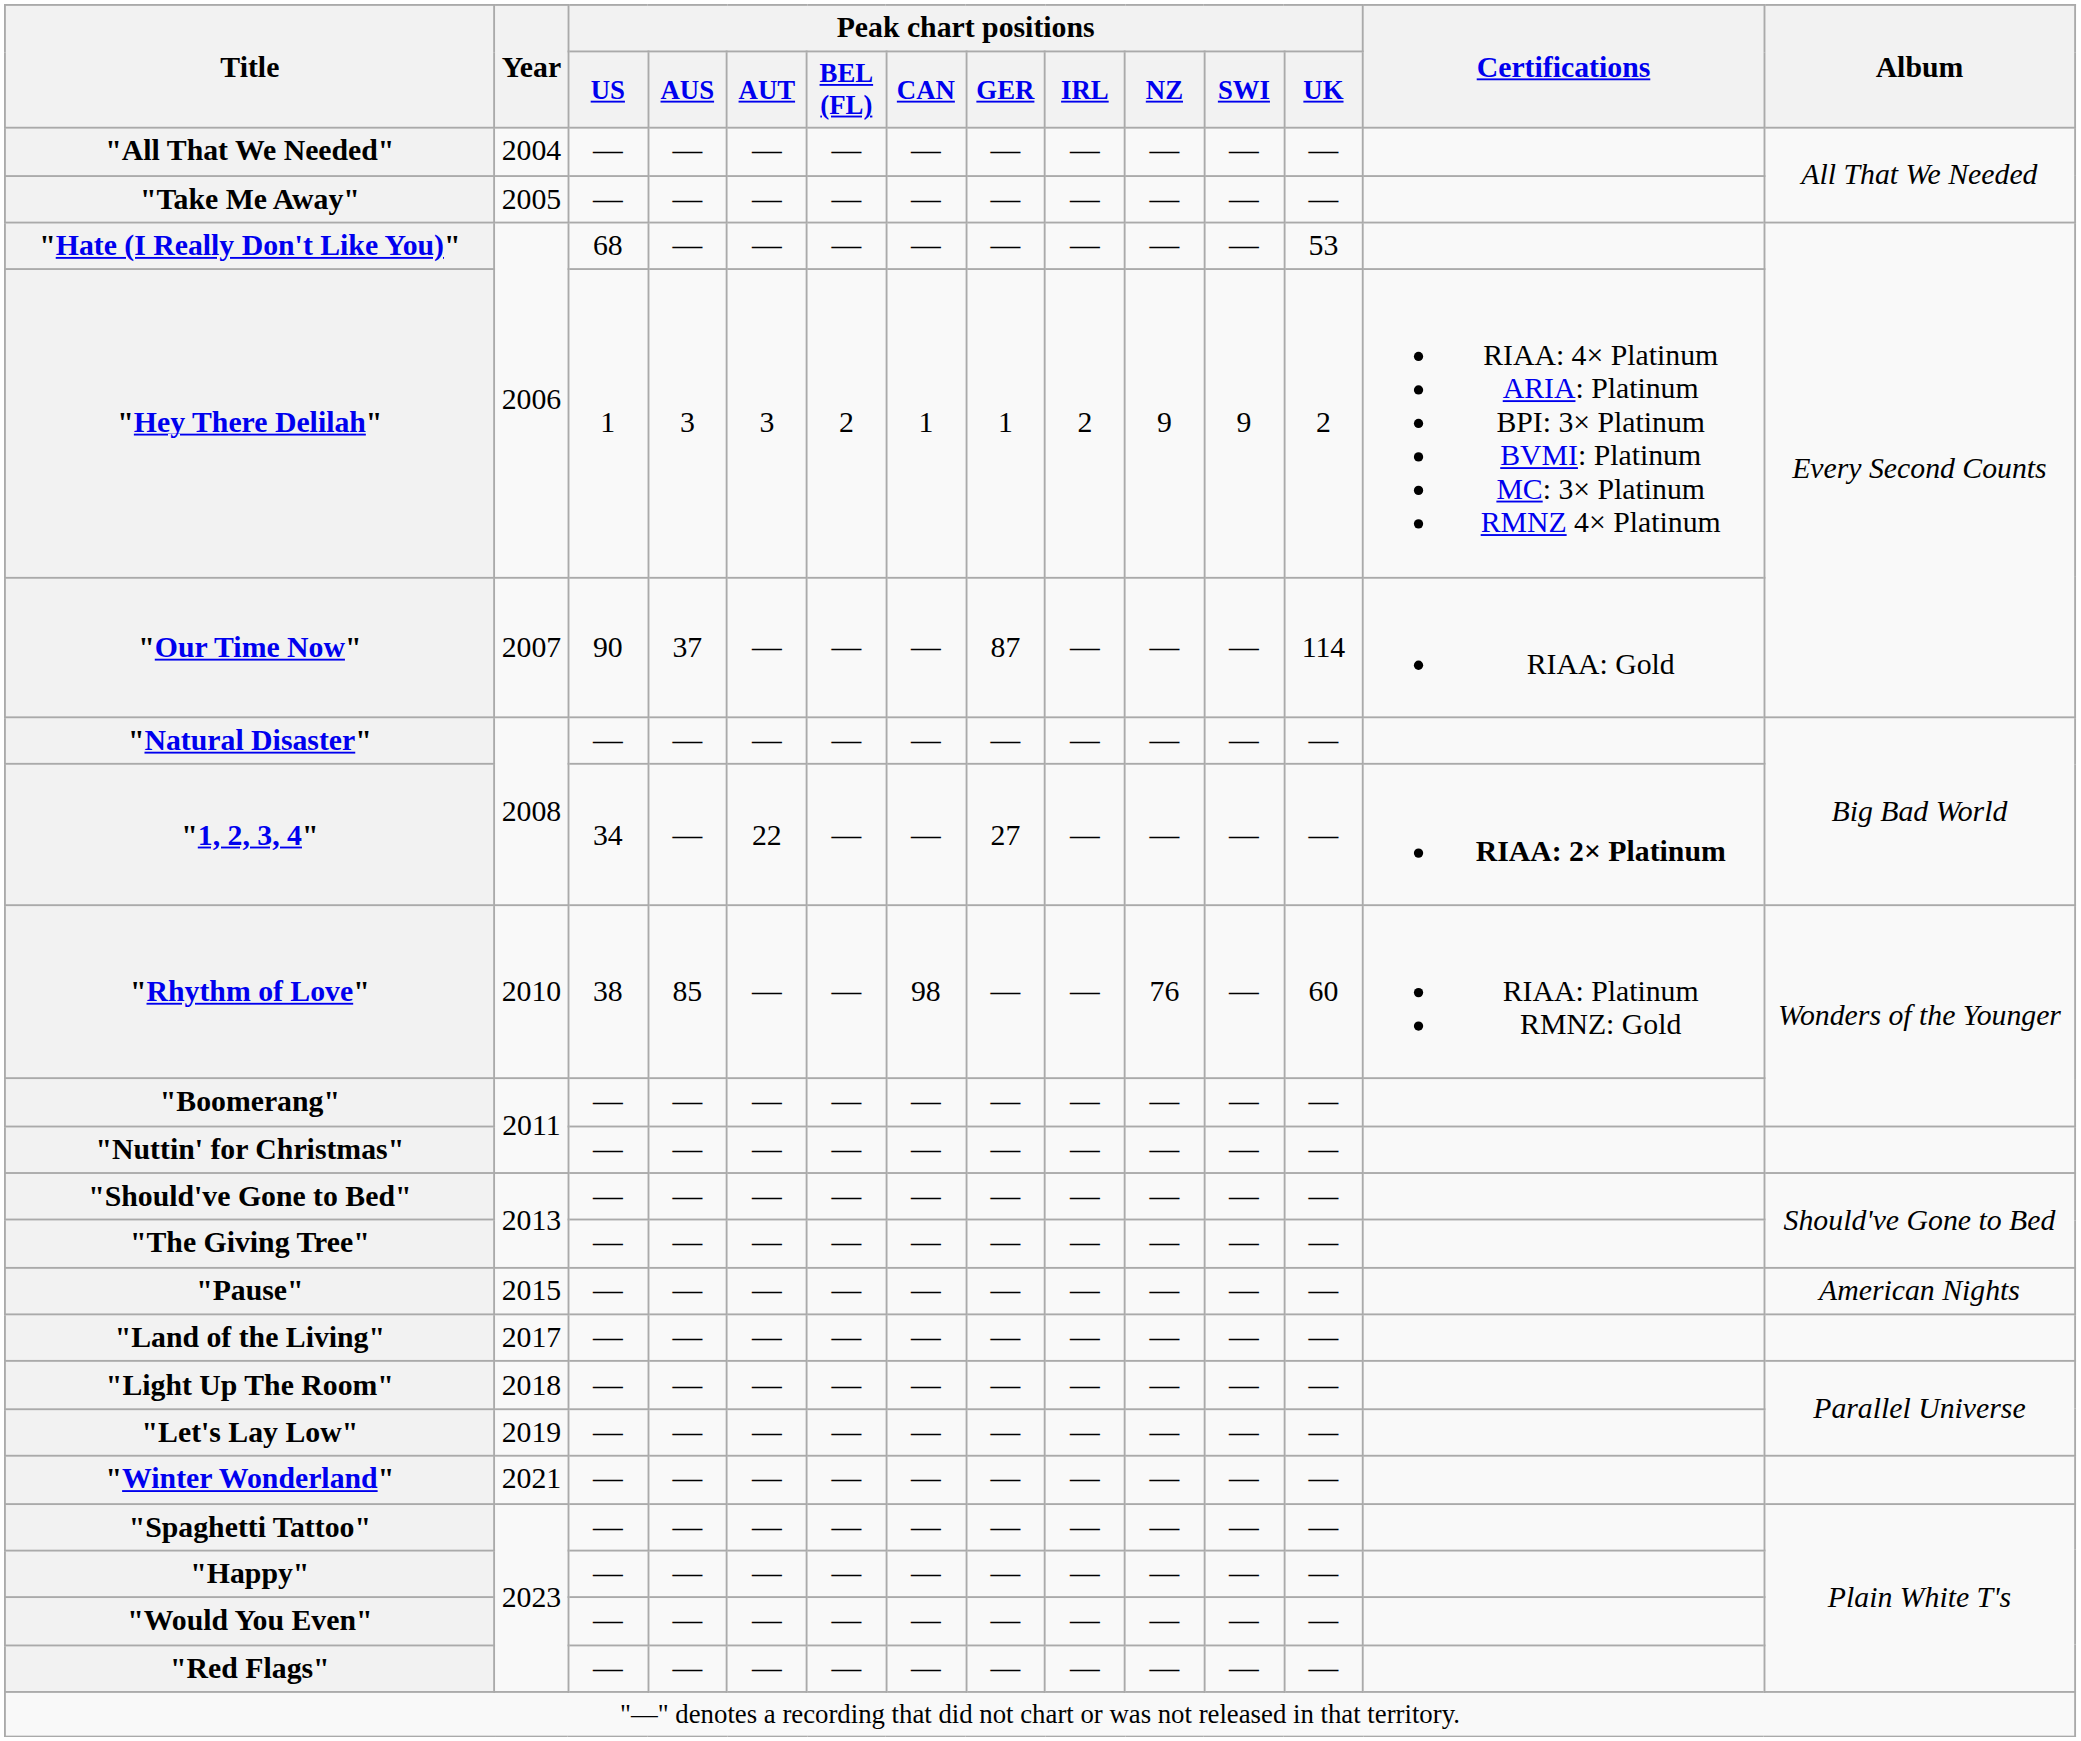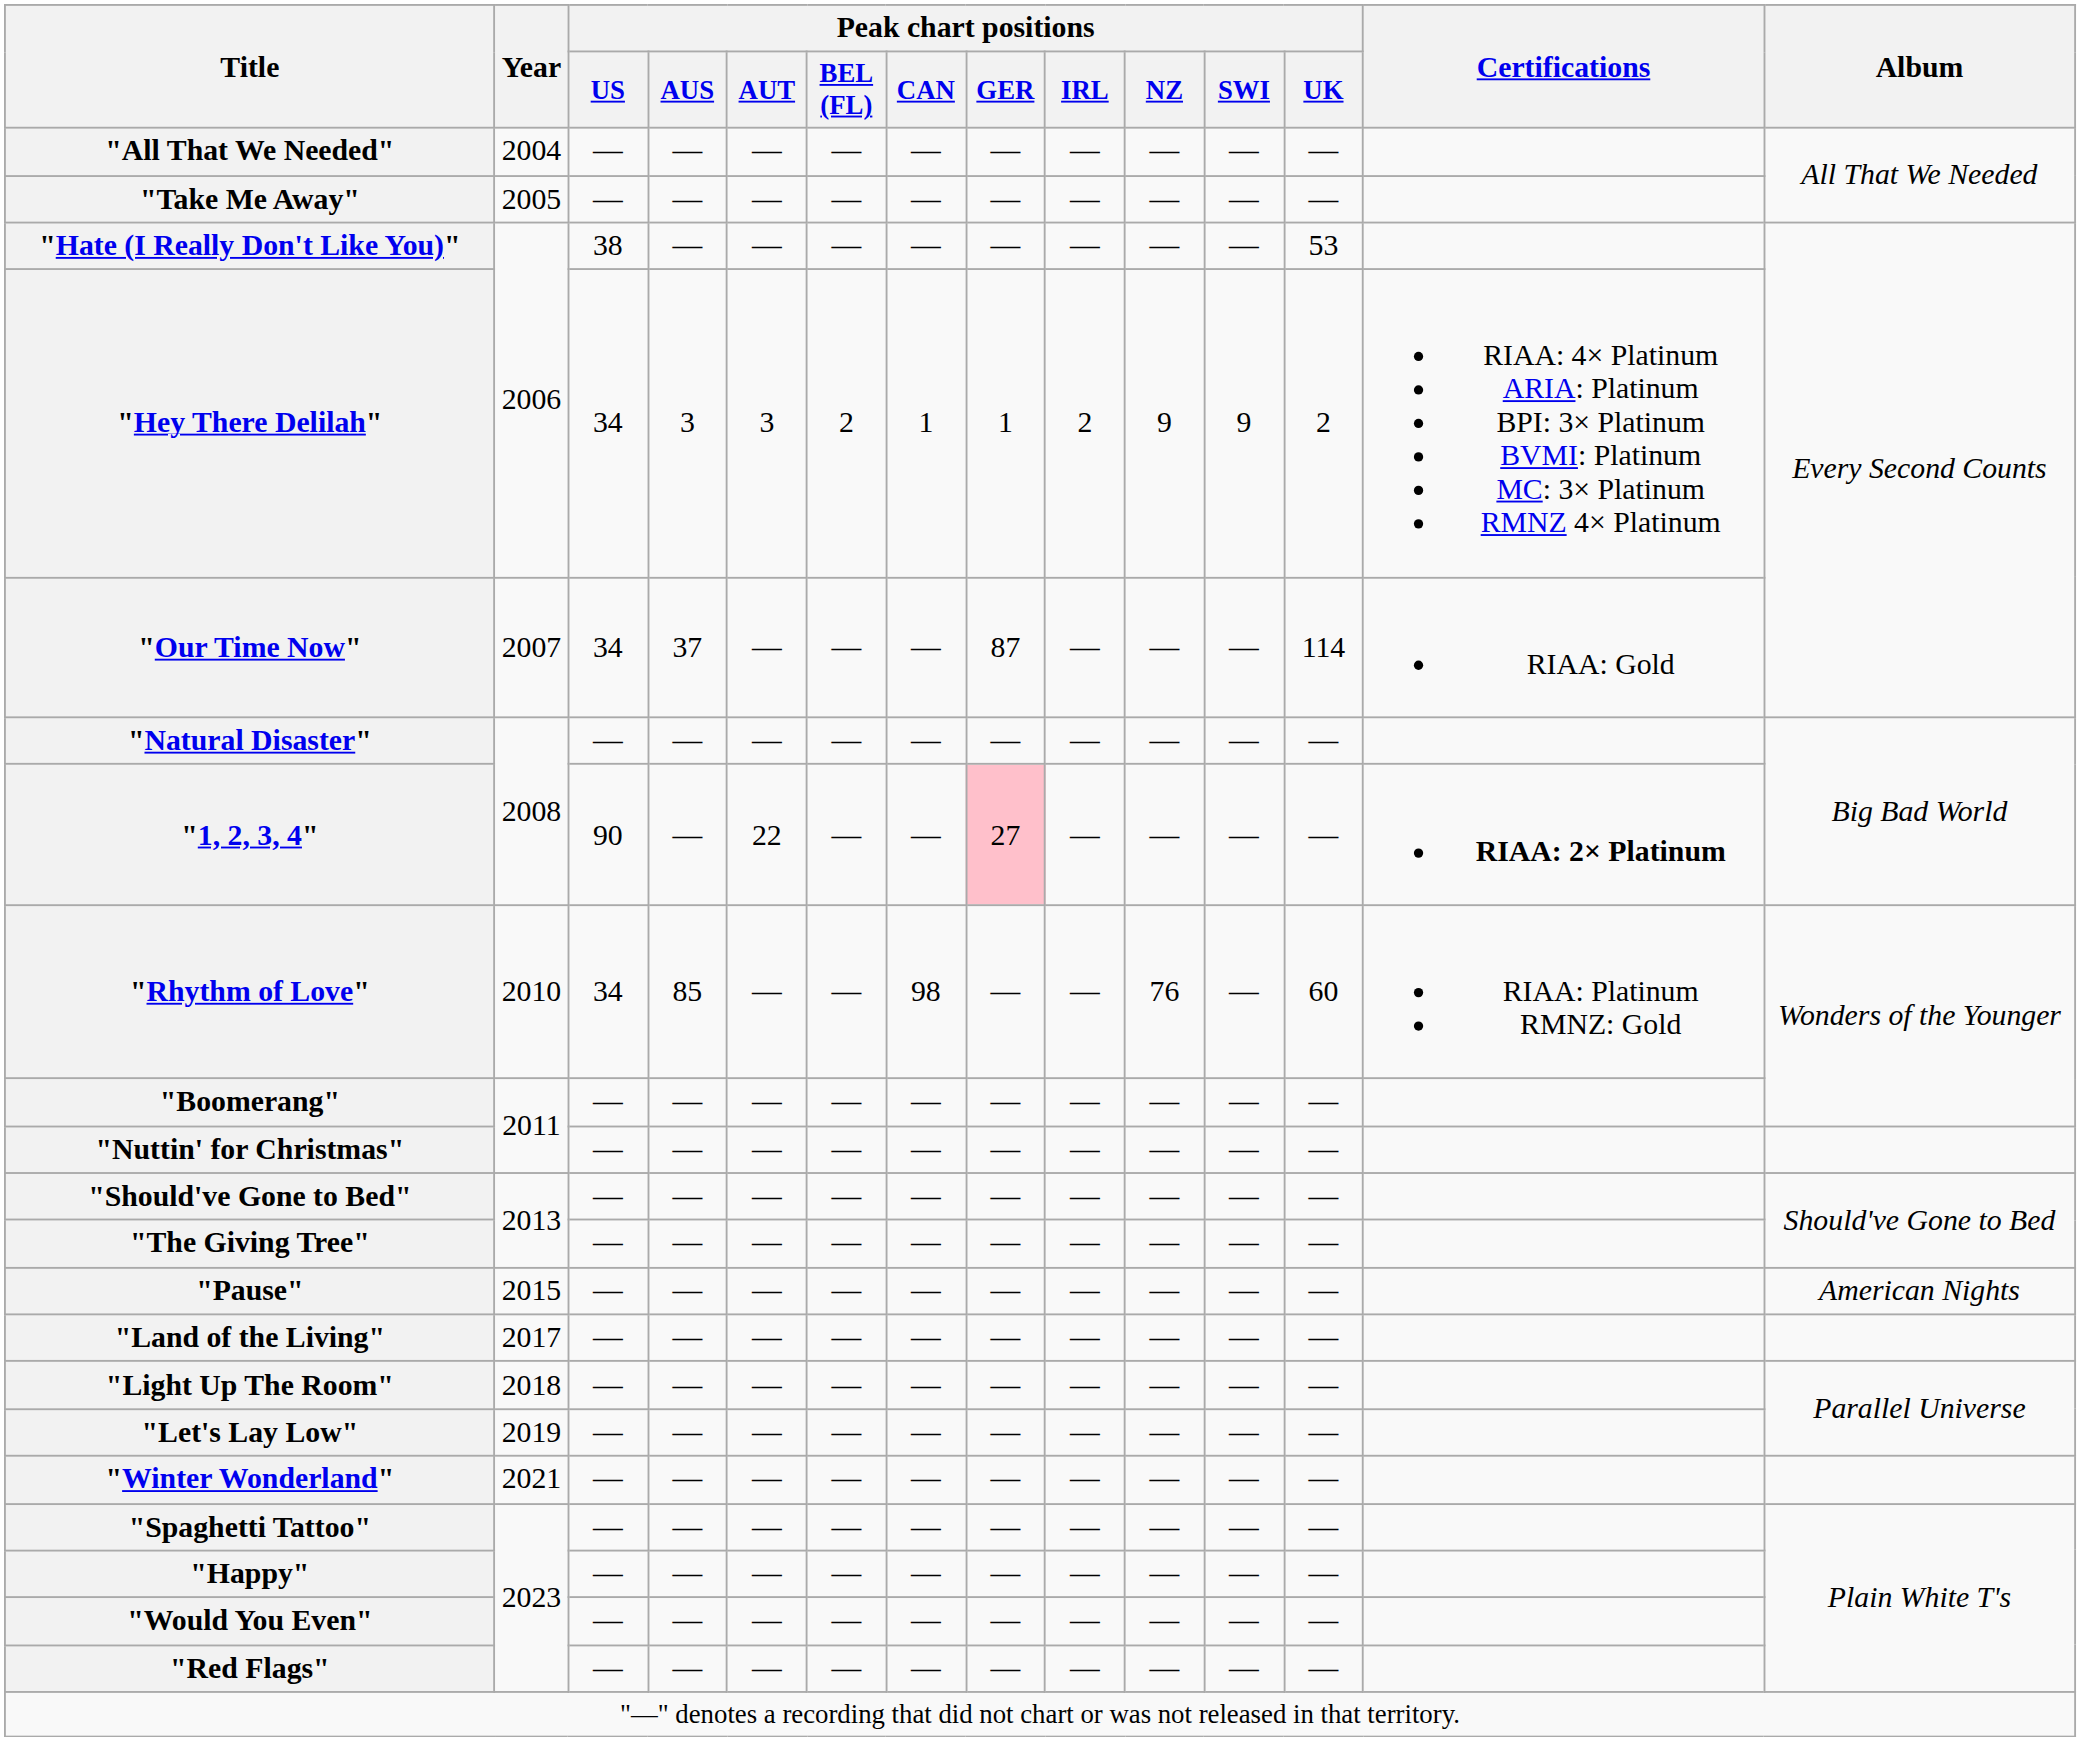(608, 245) 68 -> (608, 245) 38
(608, 422) 1 -> (608, 422) 34
(608, 646) 90 -> (608, 646) 34
(608, 834) 34 -> (608, 834) 90
(1005, 834) no background -> (1005, 834) pink background
(608, 991) 38 -> (608, 991) 34
